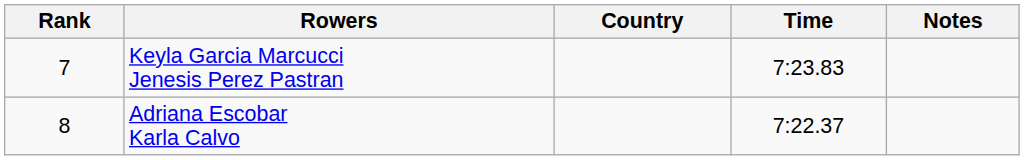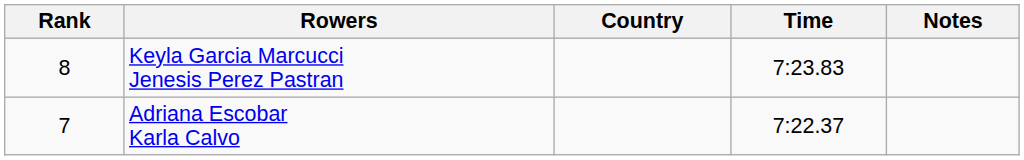(64, 67) 7 -> (64, 67) 8
(64, 125) 8 -> (64, 125) 7
